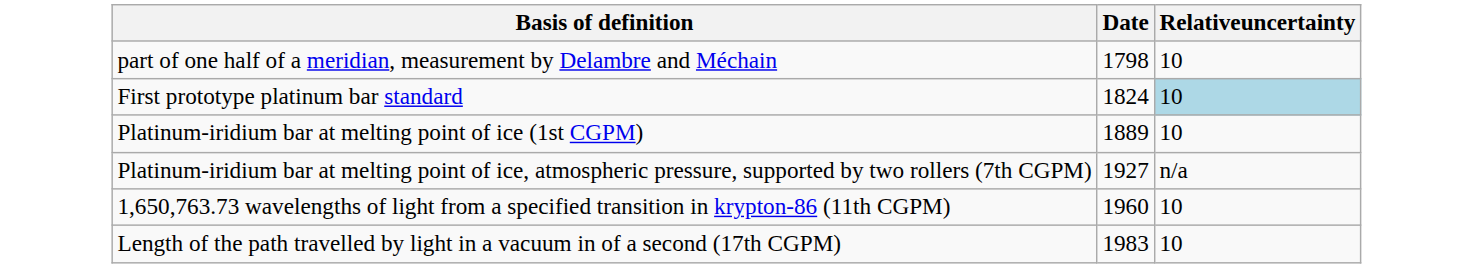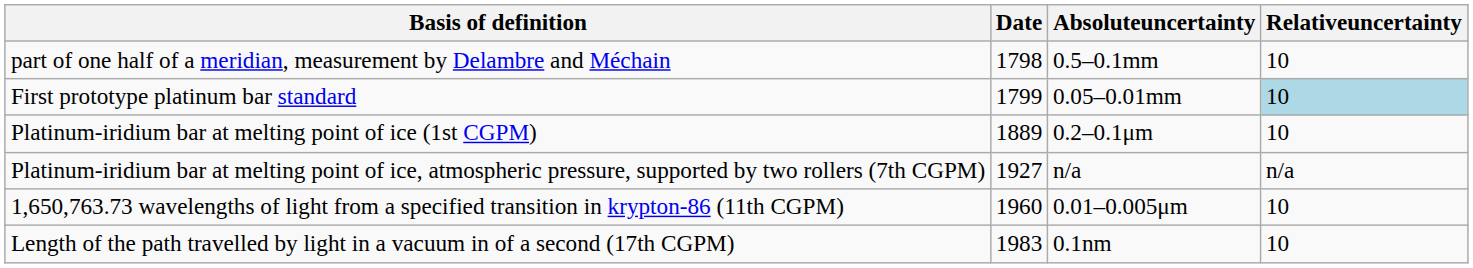+ column: (1154, 22)
(1126, 96) 1824 -> (1019, 96) 1799
